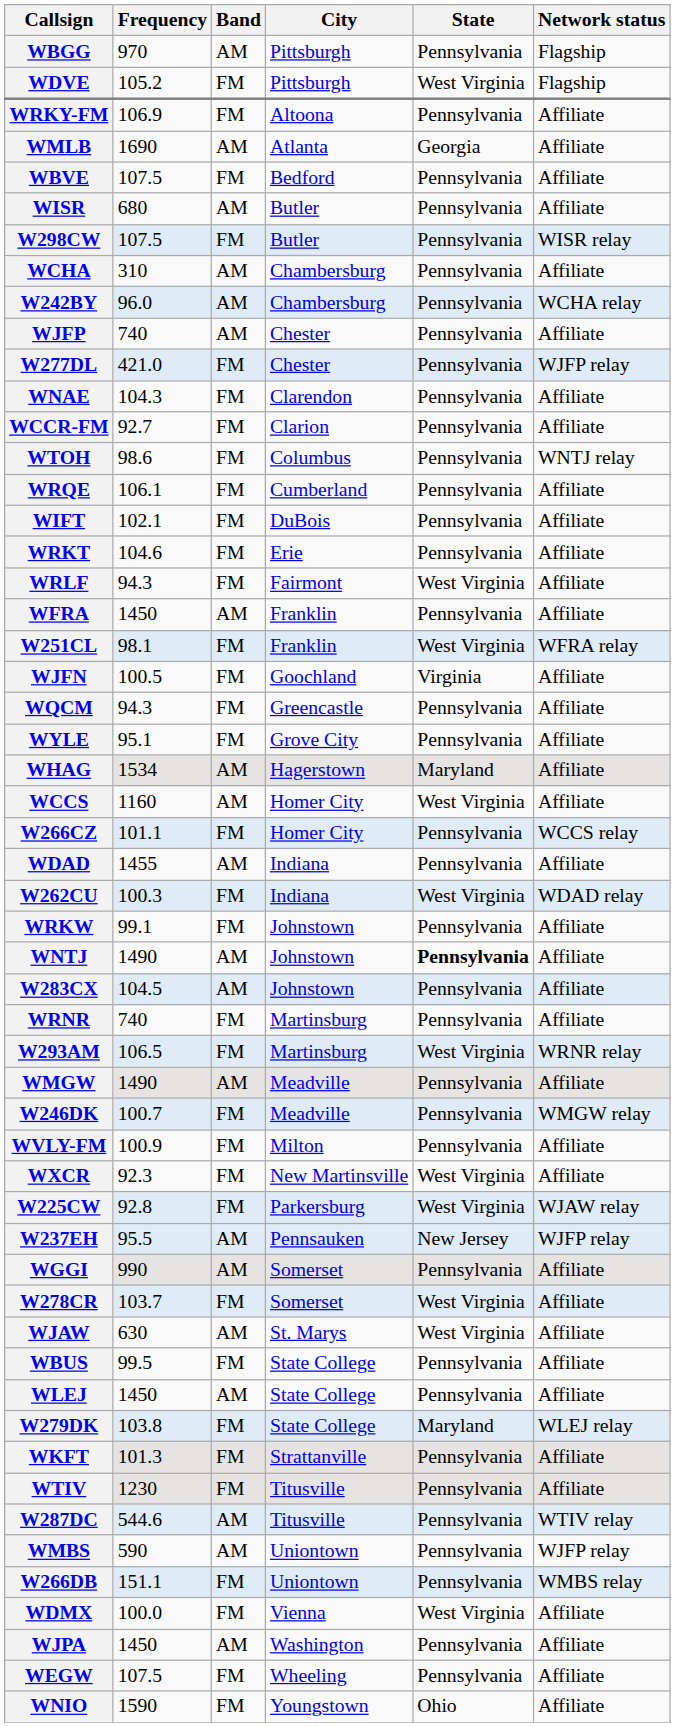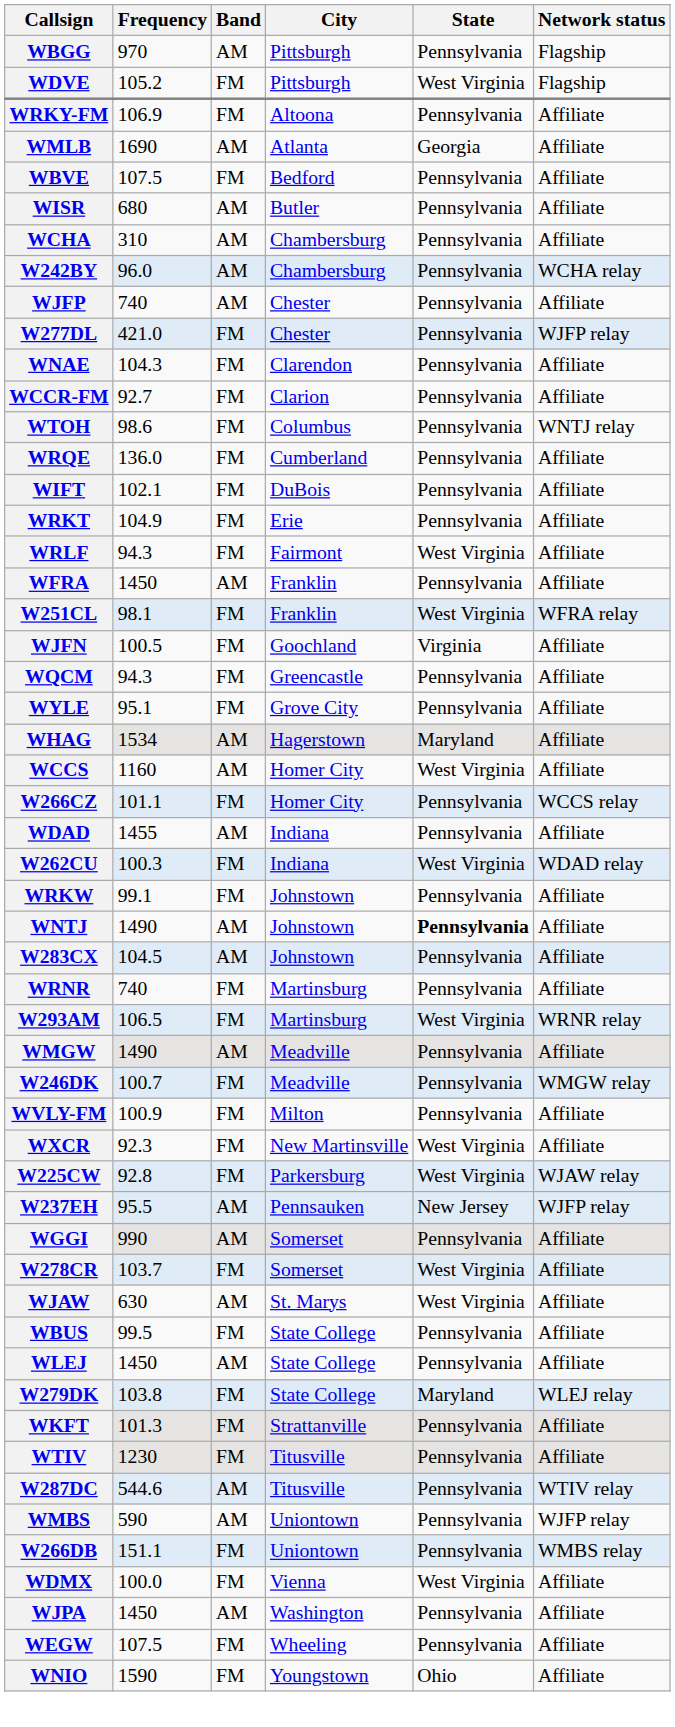- row: (59, 239)
(140, 489) 106.1 -> (140, 458) 136.0
(140, 551) 104.6 -> (140, 520) 104.9
